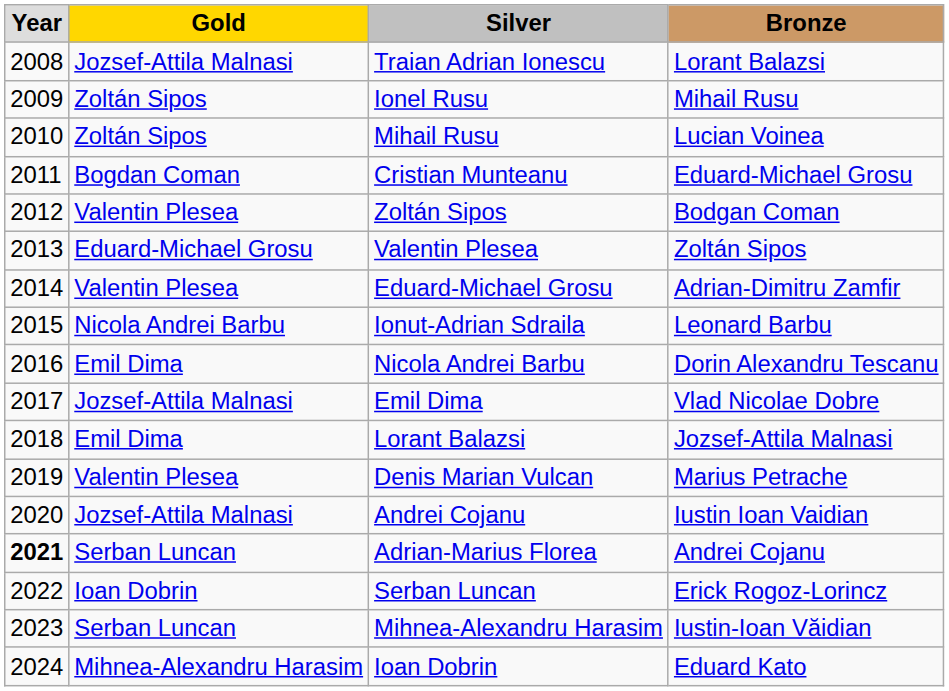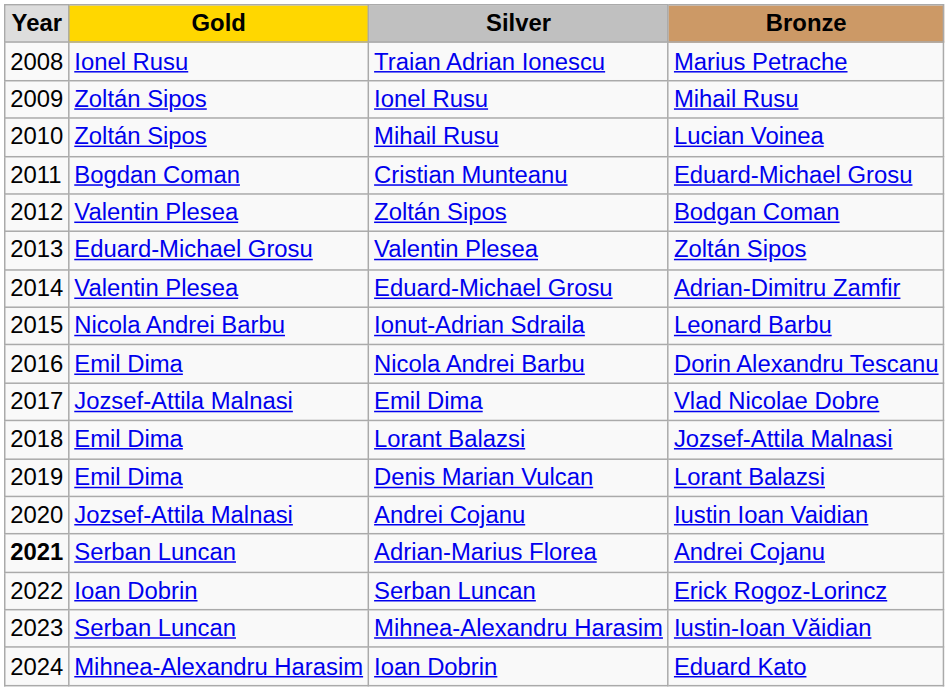(184, 61) Jozsef-Attila Malnasi -> (131, 61) Ionel Rusu
(749, 61) Lorant Balazsi -> (761, 61) Marius Petrache
(156, 477) Valentin Plesea -> (129, 477) Emil Dima
(761, 477) Marius Petrache -> (749, 477) Lorant Balazsi
